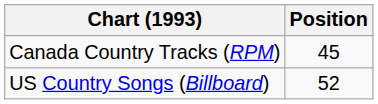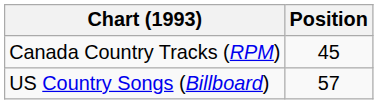(329, 83) 52 -> (329, 83) 57
